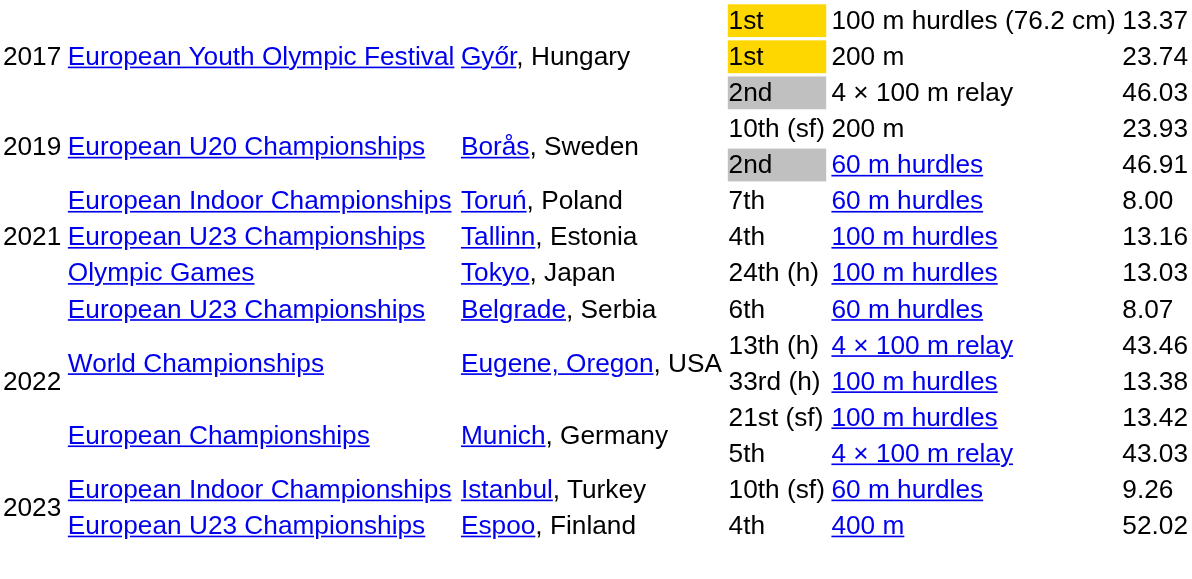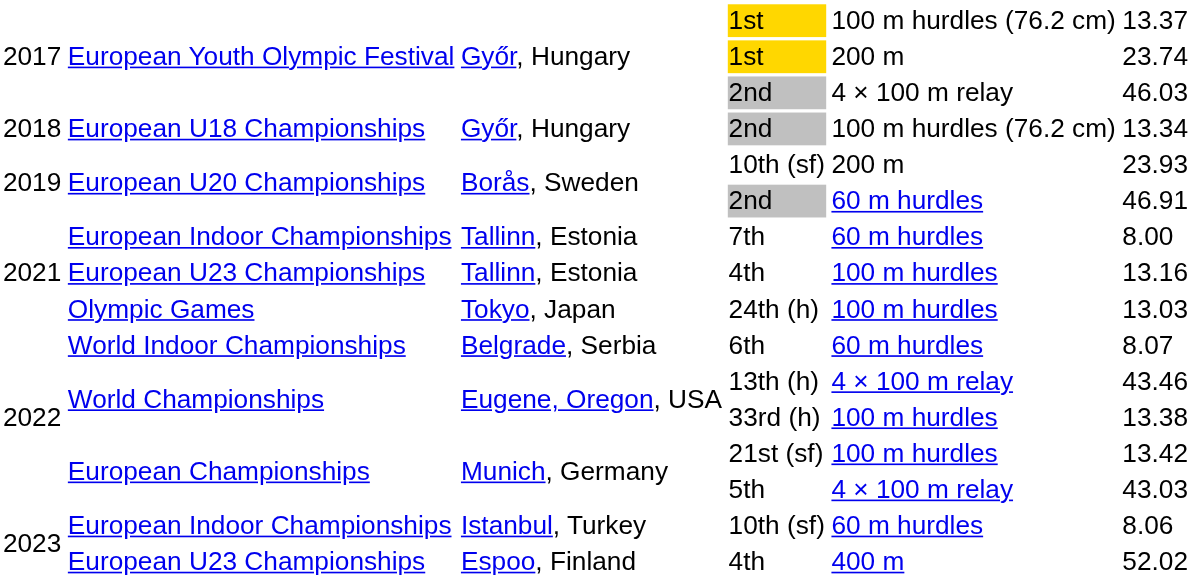+ row: (32, 128)
(542, 200) Toruń, Poland -> (549, 236) Tallinn, Estonia
(247, 308) European U23 Championships -> (237, 345) World Indoor Championships
(1152, 489) 9.26 -> (1152, 525) 8.06
